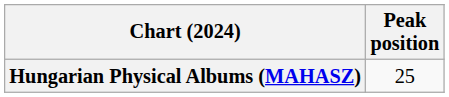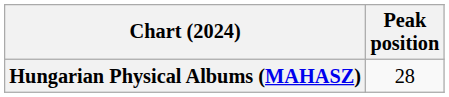(405, 75) 25 -> (405, 75) 28
